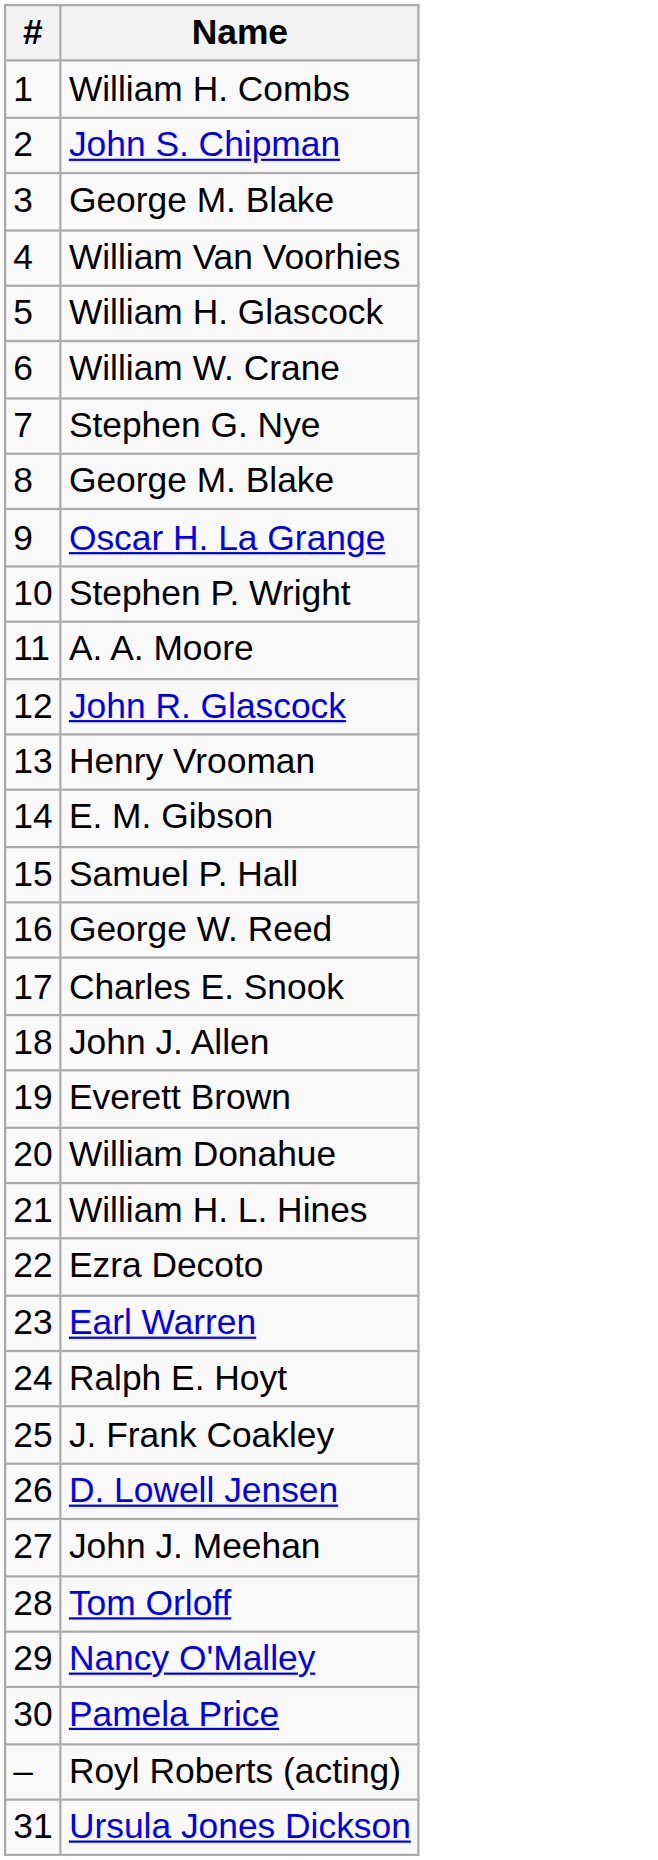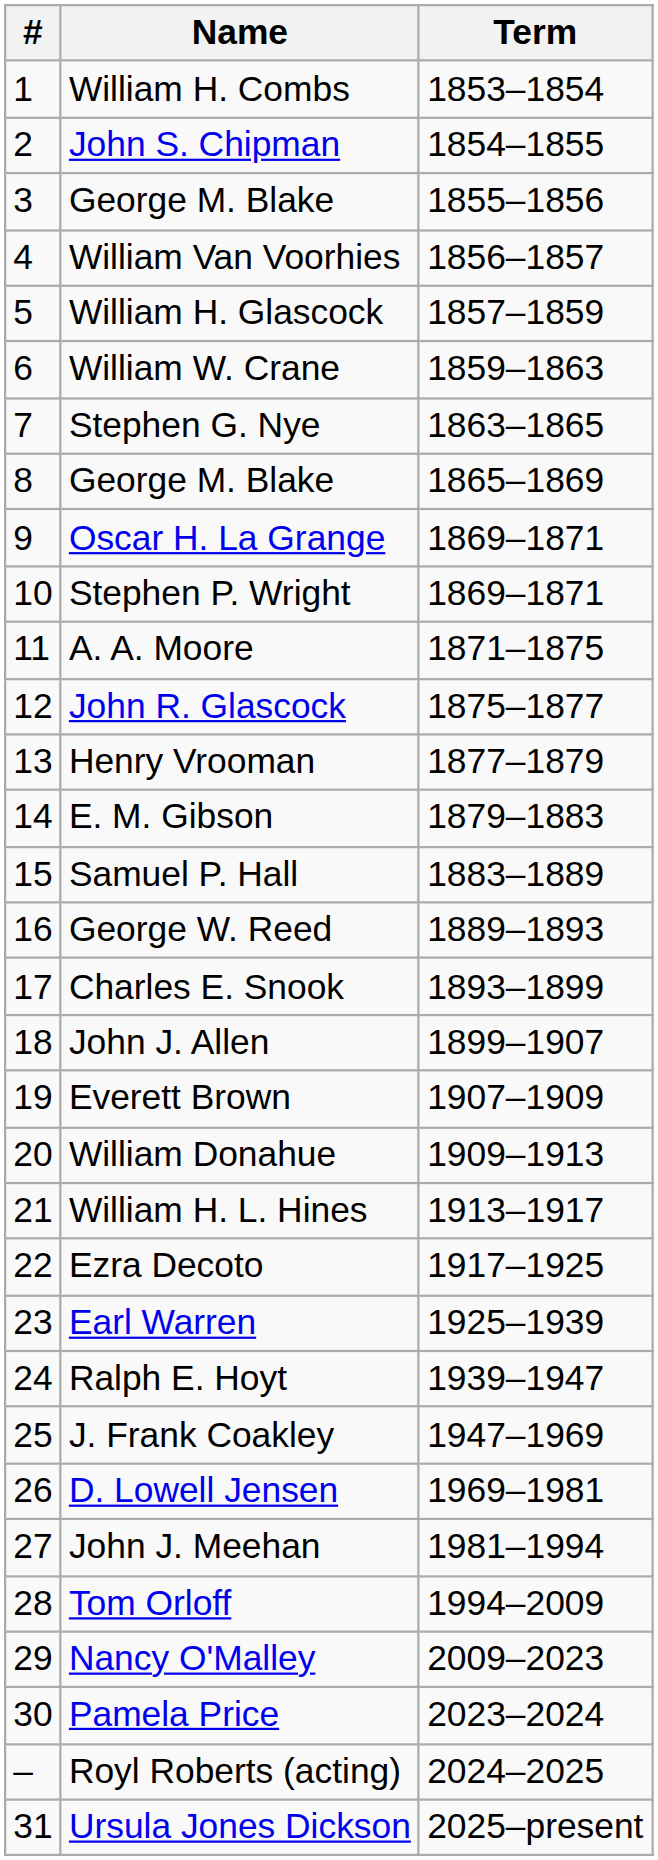+ column: (535, 32)
